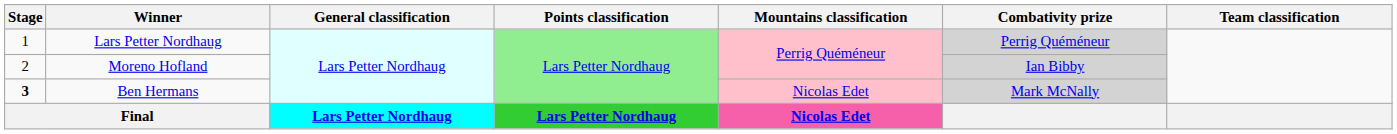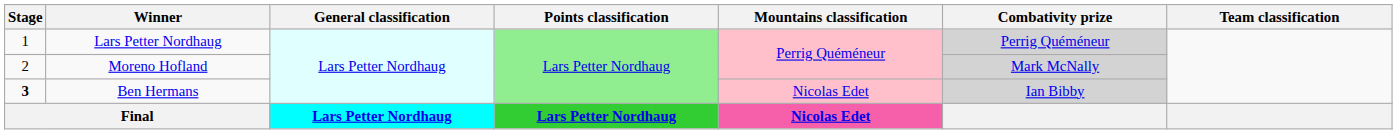(1055, 66) Ian Bibby -> (1055, 66) Mark McNally
(1055, 91) Mark McNally -> (1055, 91) Ian Bibby
